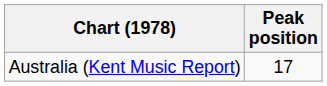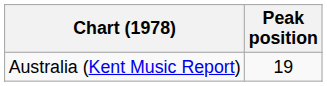(283, 66) 17 -> (283, 66) 19
